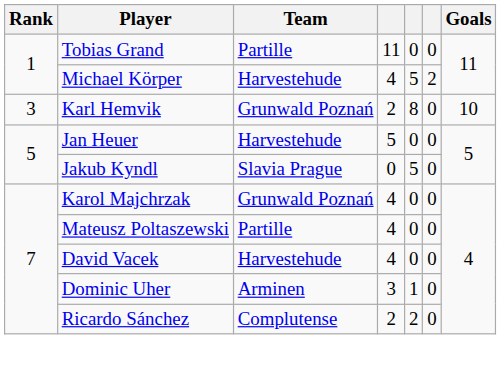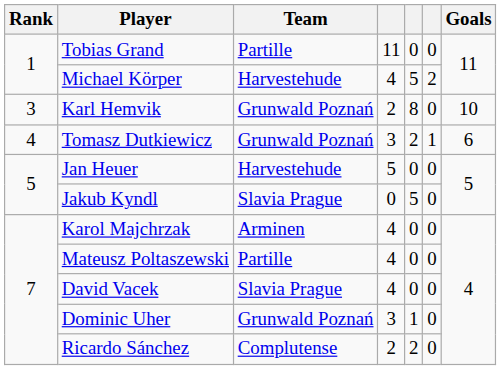+ row: (137, 139)
(306, 199) Grunwald Poznań -> (271, 229) Arminen
(290, 259) Harvestehude -> (290, 288) Slavia Prague
(271, 288) Arminen -> (306, 318) Grunwald Poznań
